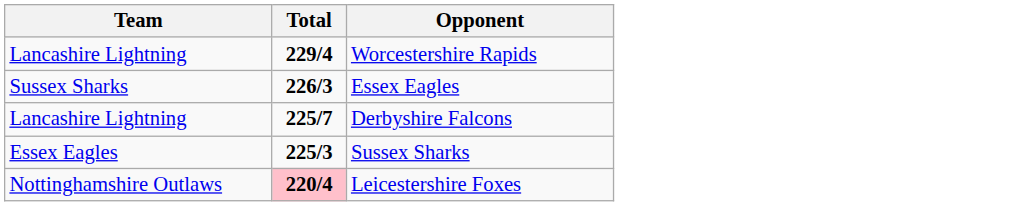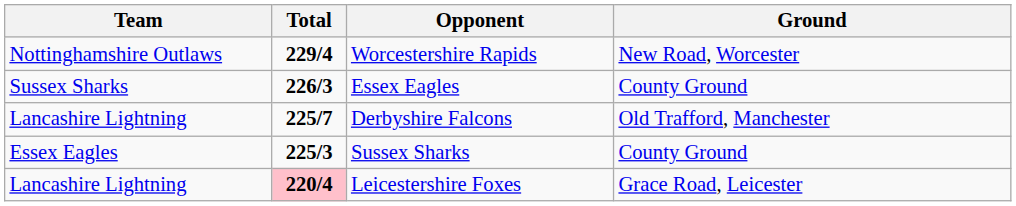+ column: (812, 20)
(98, 53) Lancashire Lightning -> (116, 53) Nottinghamshire Outlaws
(116, 184) Nottinghamshire Outlaws -> (98, 184) Lancashire Lightning
